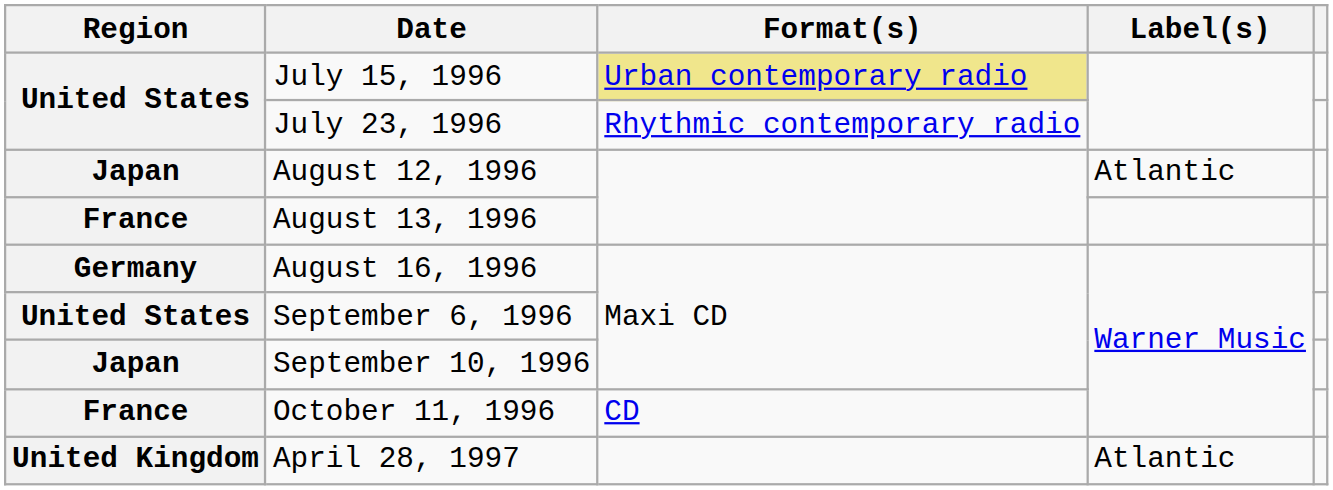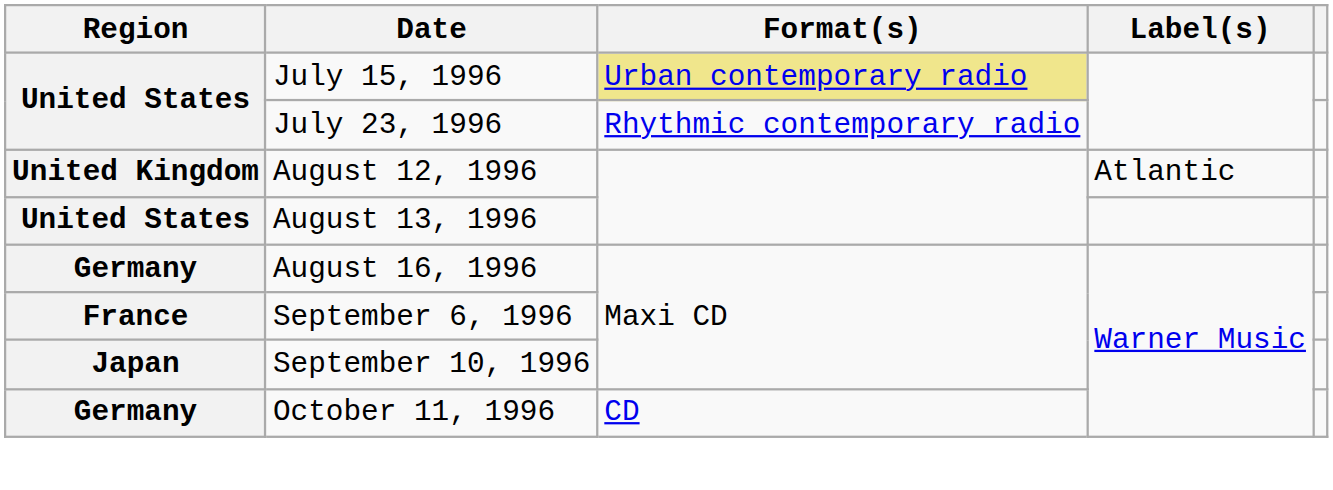(136, 173) Japan -> (136, 173) United Kingdom
(136, 221) France -> (136, 221) United States
(136, 316) United States -> (136, 316) France
(136, 412) France -> (136, 412) Germany
- row: (396, 460)
